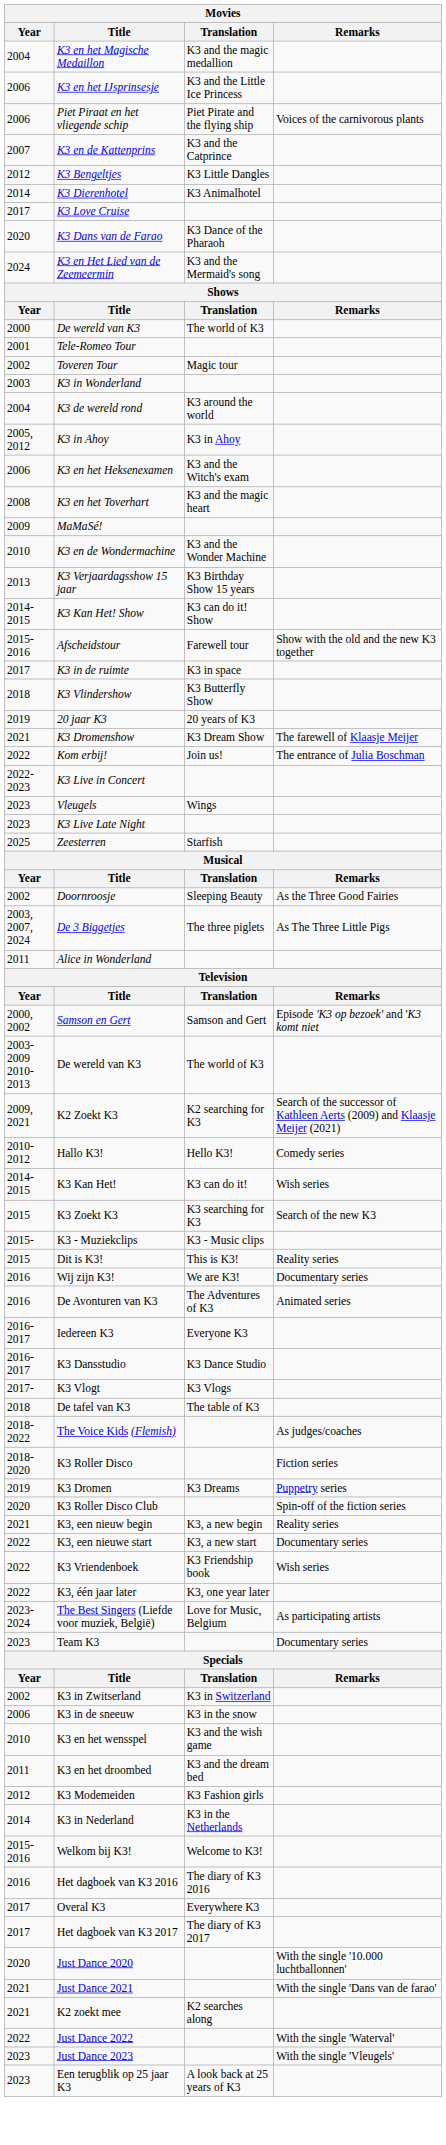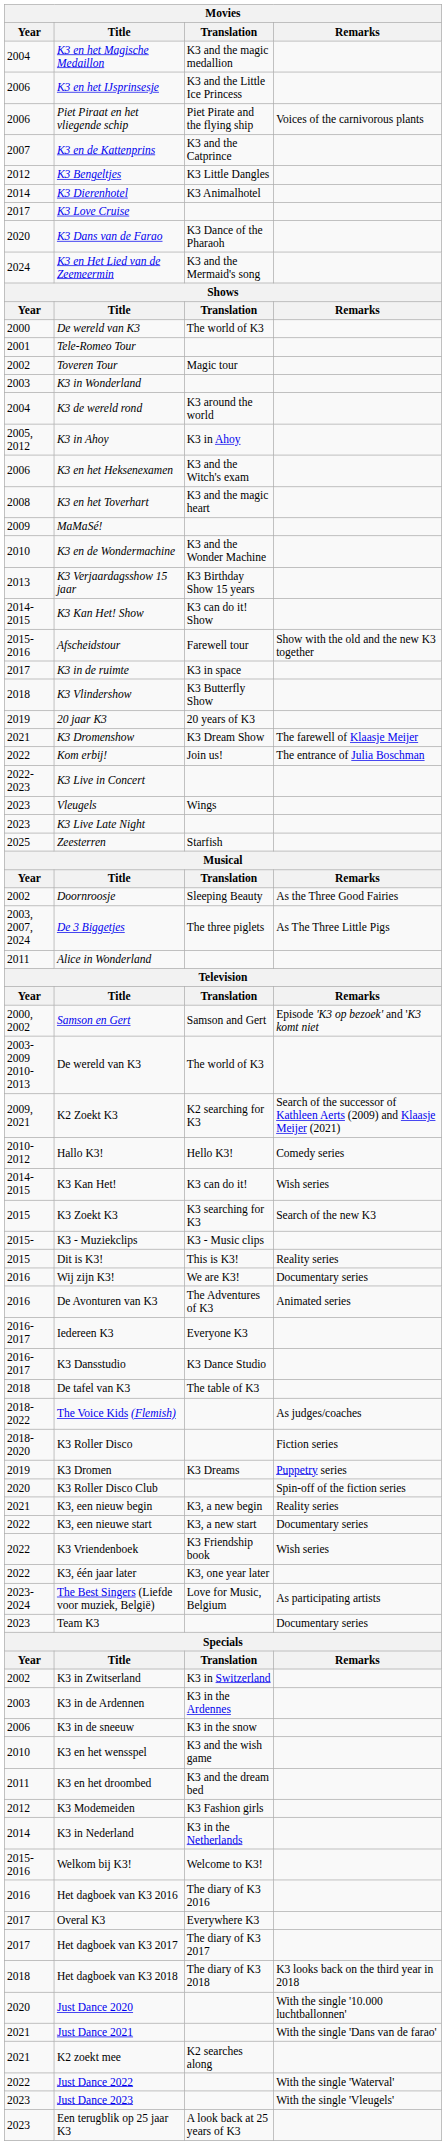- row: (20, 1389)
+ row: (19, 1703)
+ row: (19, 1976)
